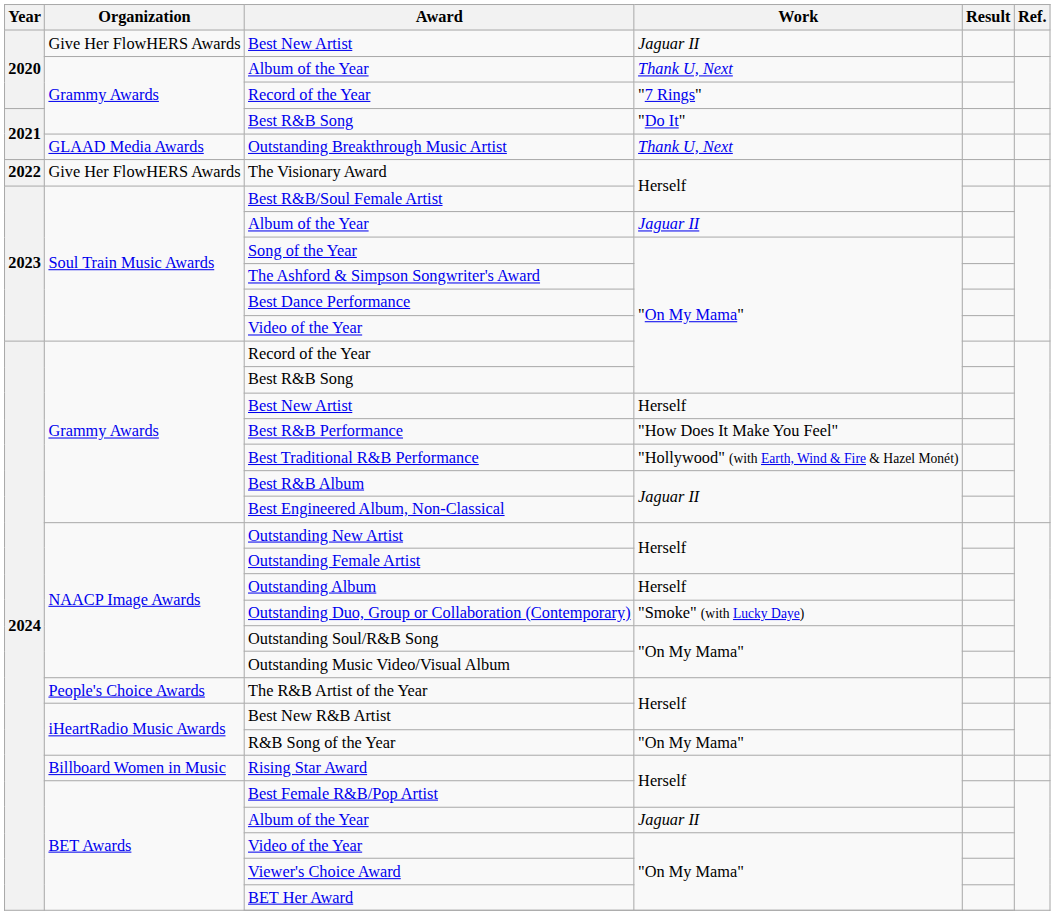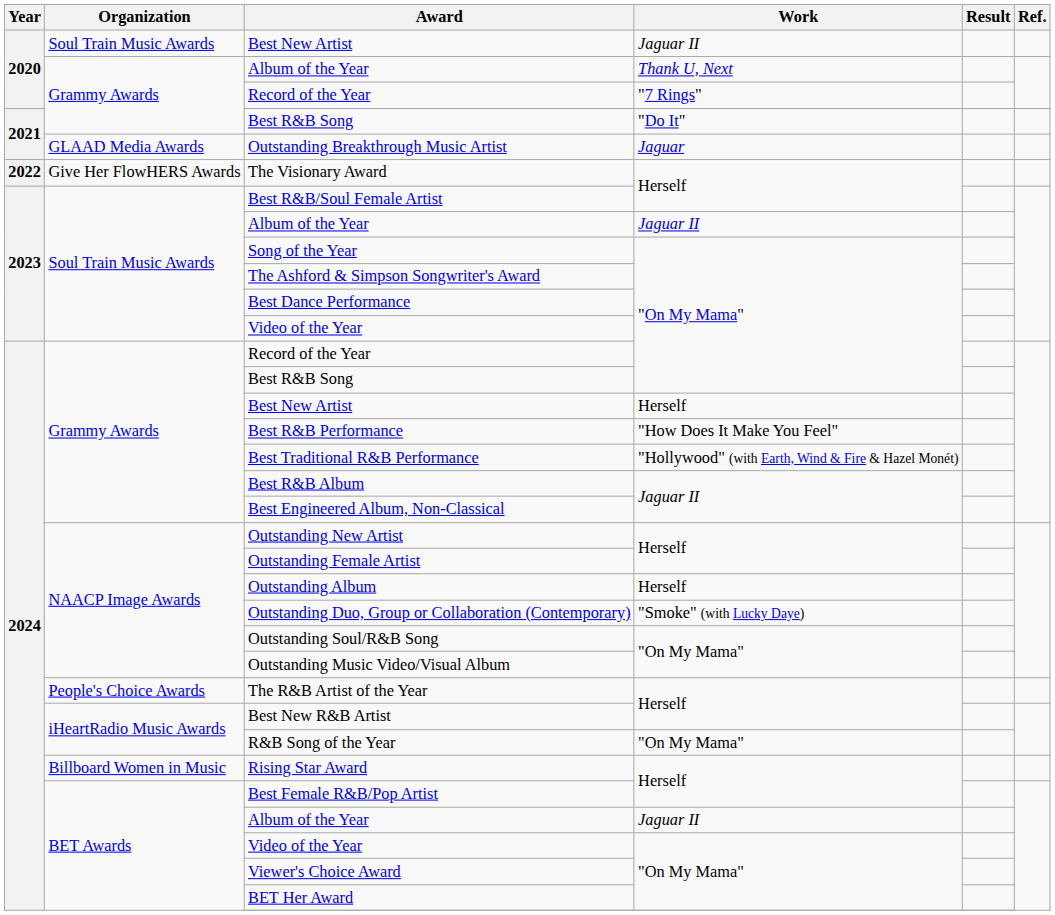(144, 43) Give Her FlowHERS Awards -> (131, 43) Soul Train Music Awards
(685, 146) Thank U, Next -> (661, 146) Jaguar
